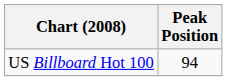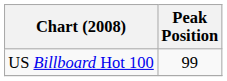(190, 62) 94 -> (190, 62) 99
